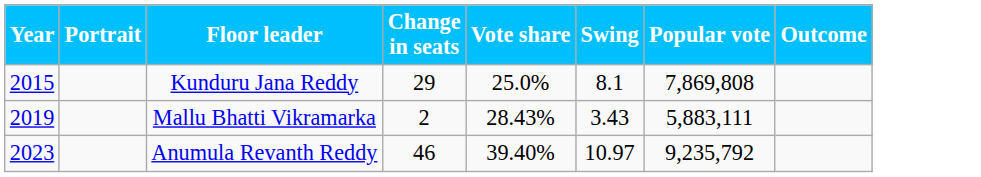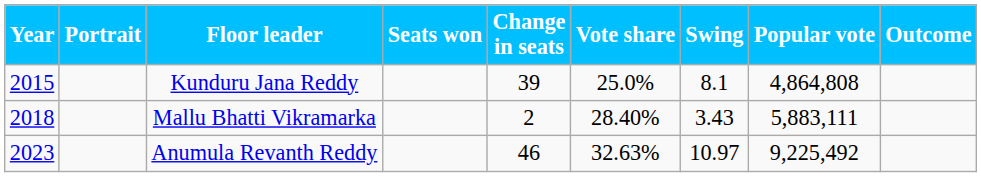+ column: (435, 34)
(424, 82) 29 -> (529, 82) 39
(710, 82) 7,869,808 -> (814, 82) 4,864,808
(32, 117) 2019 -> (32, 117) 2018
(521, 117) 28.43% -> (625, 117) 28.40%
(521, 152) 39.40% -> (625, 152) 32.63%
(710, 152) 9,235,792 -> (814, 152) 9,225,492
